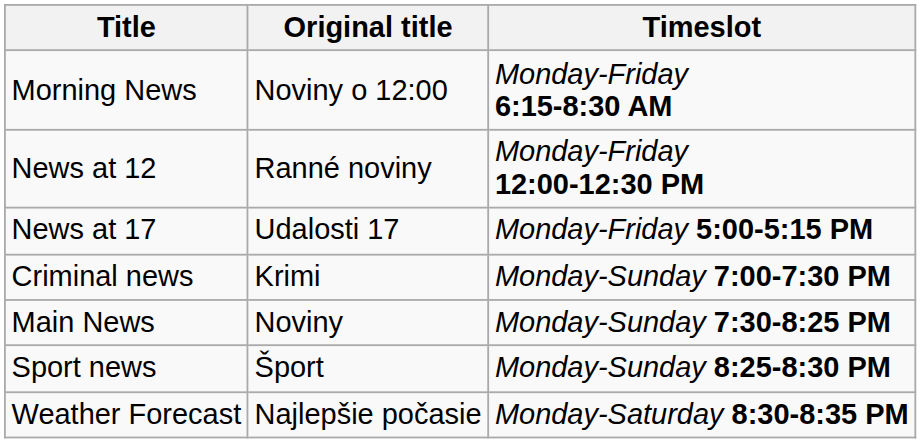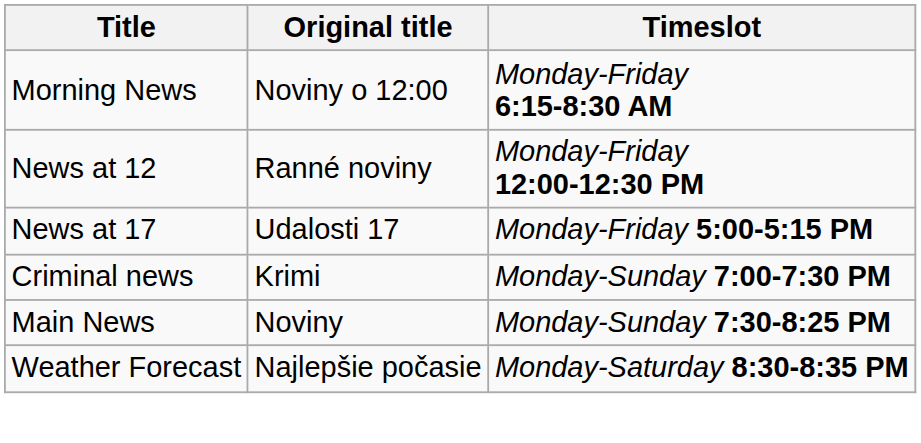- row: (84, 368)
